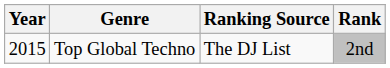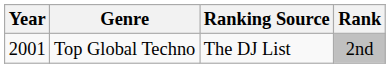(27, 48) 2015 -> (27, 48) 2001
